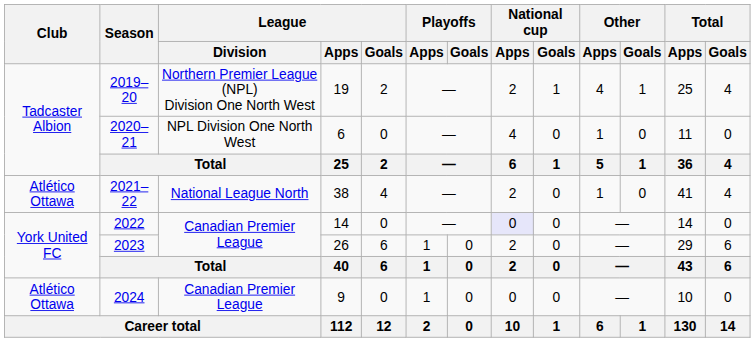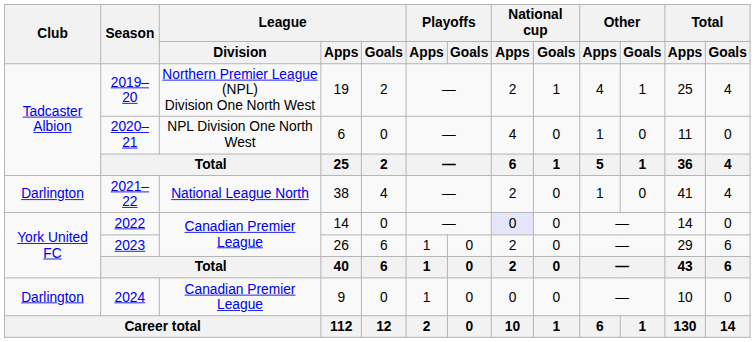(52, 194) Atlético Ottawa -> (53, 194) Darlington
(52, 296) Atlético Ottawa -> (53, 296) Darlington
